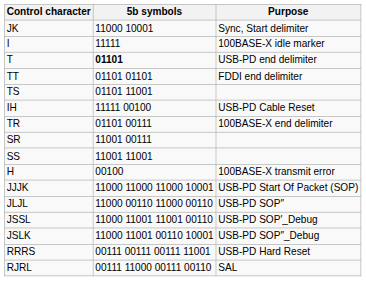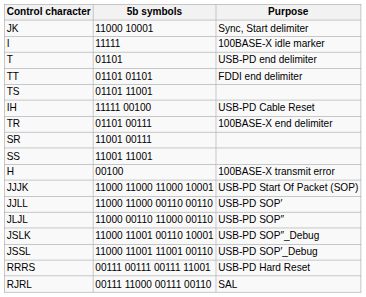(109, 60) bold -> (109, 60) normal
+ row: (17, 204)
rows swapped: (19, 220) <-> (19, 236)
